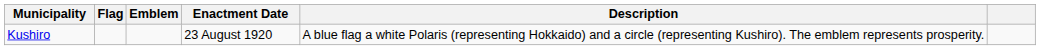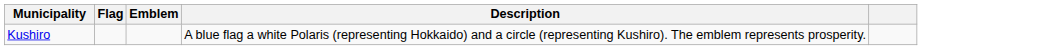- column: (241, 14)
